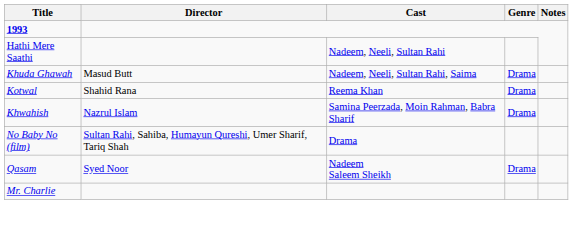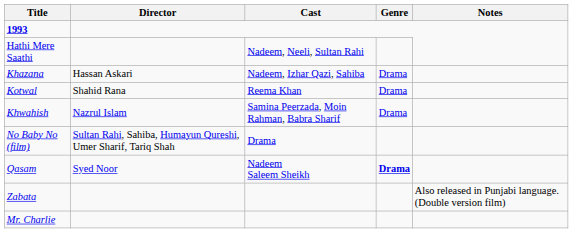+ row: (25, 73)
- row: (40, 73)
(522, 169) normal -> (394, 169) bold
+ row: (21, 197)
